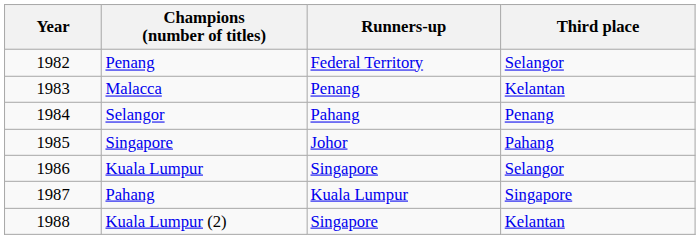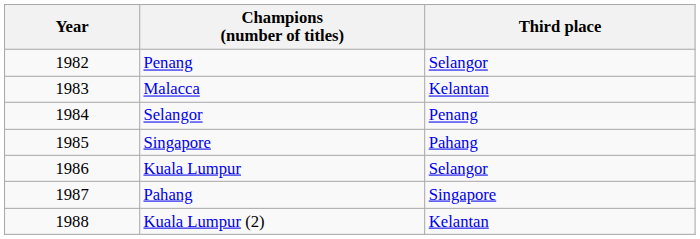- column: (404, 27)
